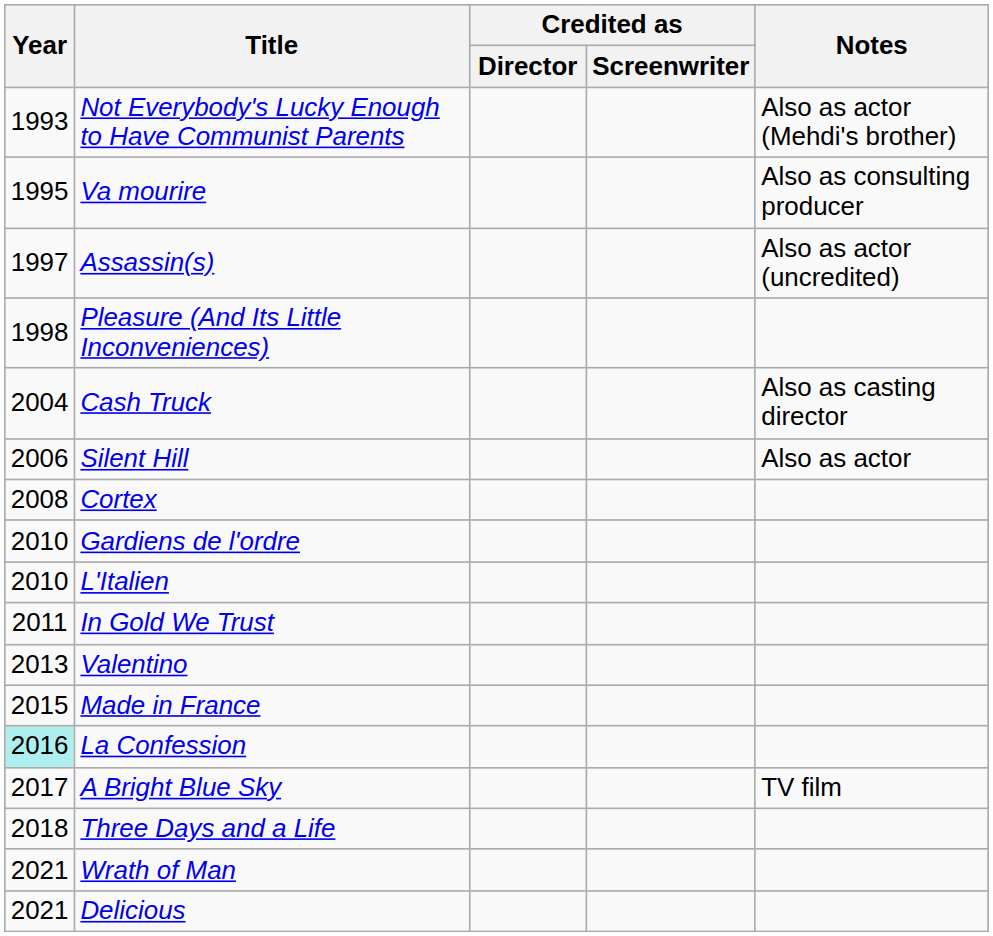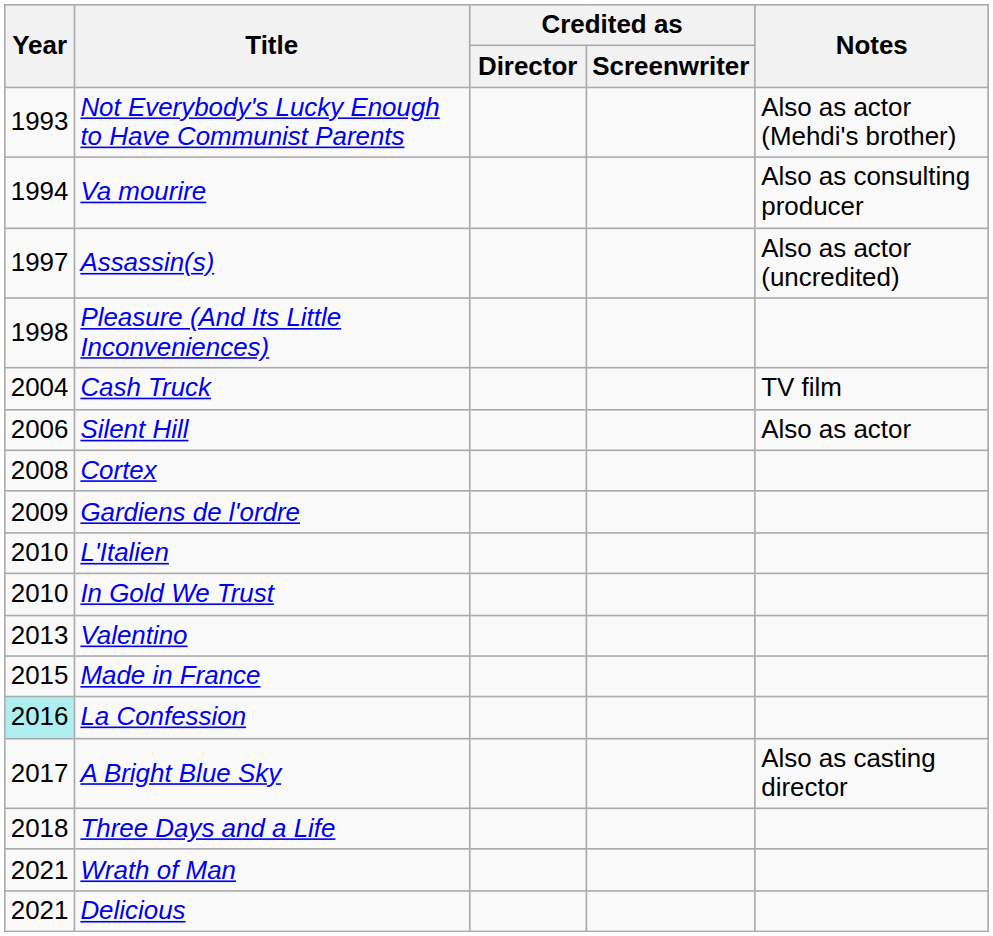(40, 192) 1995 -> (40, 192) 1994
(848, 402) Also as casting director -> (802, 388) TV film
(40, 540) 2010 -> (40, 511) 2009
(40, 623) 2011 -> (40, 593) 2010
(802, 787) TV film -> (848, 772) Also as casting director
